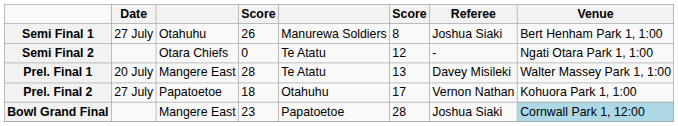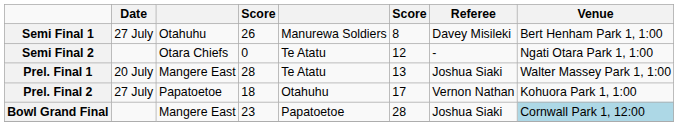(467, 33) Joshua Siaki -> (472, 33) Davey Misileki
(472, 72) Davey Misileki -> (467, 72) Joshua Siaki
